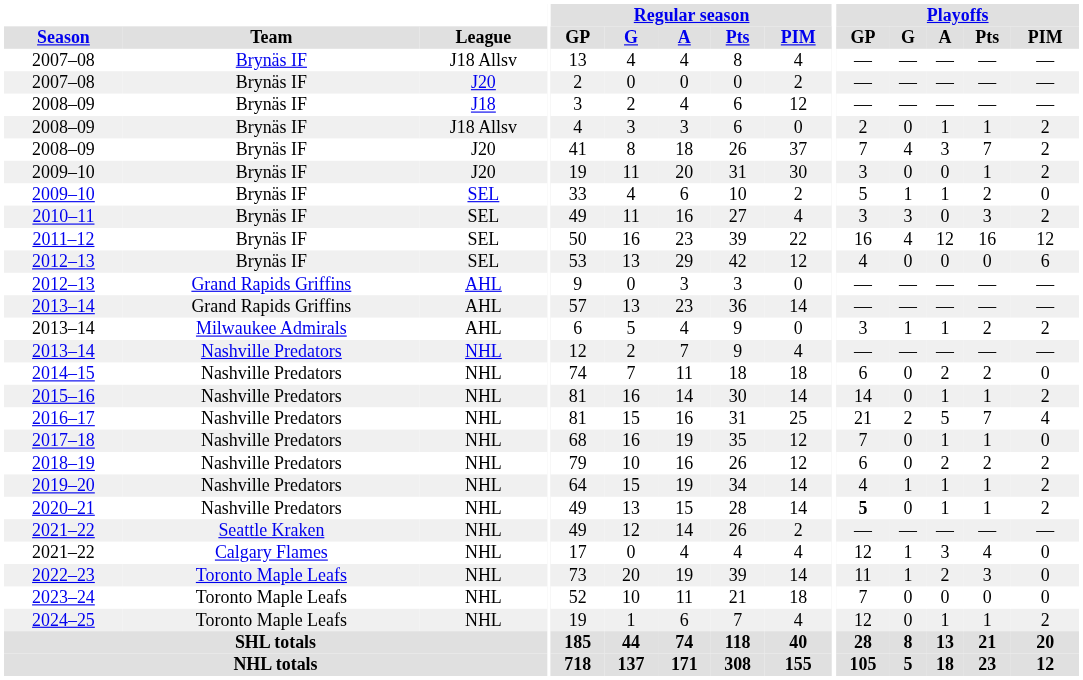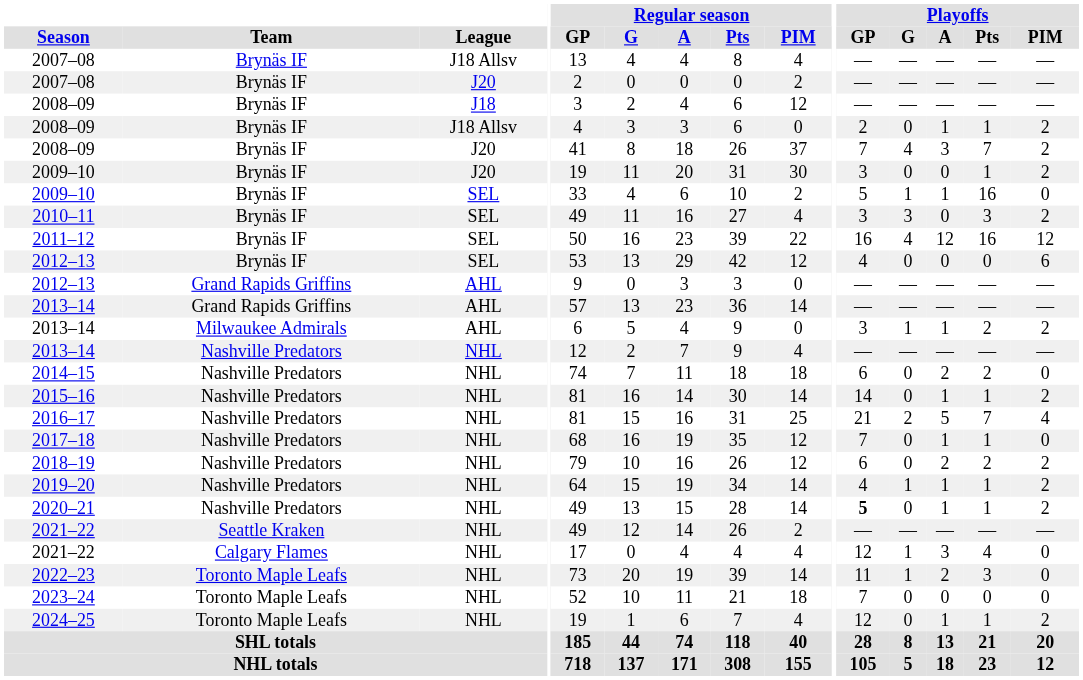(987, 194) 2 -> (987, 194) 16
